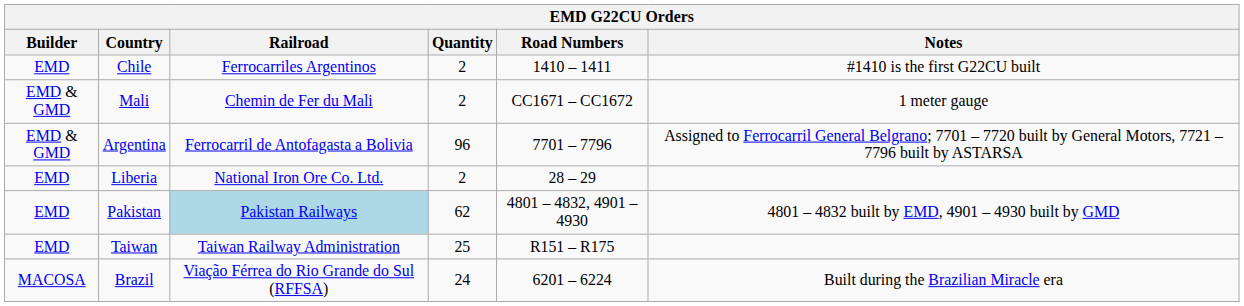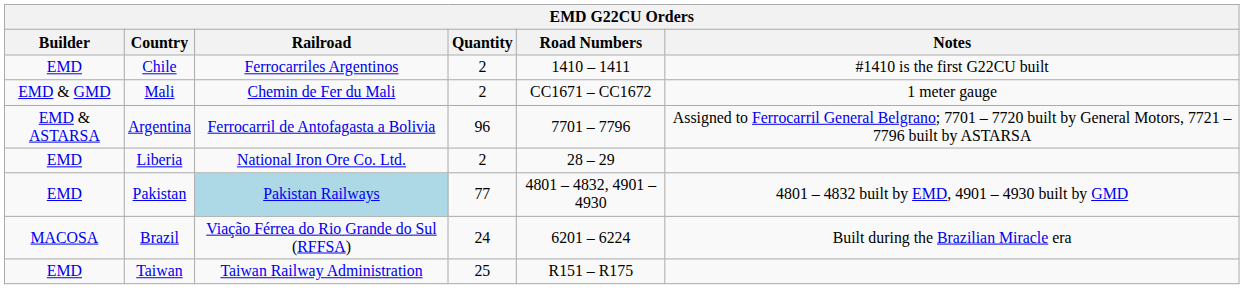(52, 144) EMD & GMD -> (64, 126) EMD & ASTARSA
(462, 212) 62 -> (482, 194) 77
rows swapped: (134, 246) <-> (134, 280)
